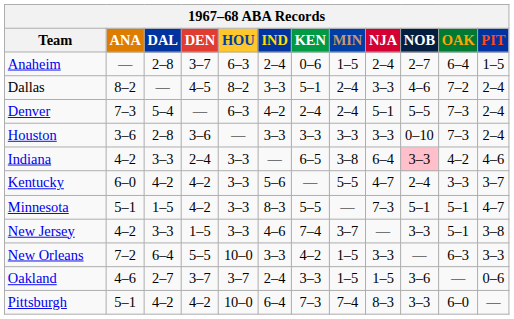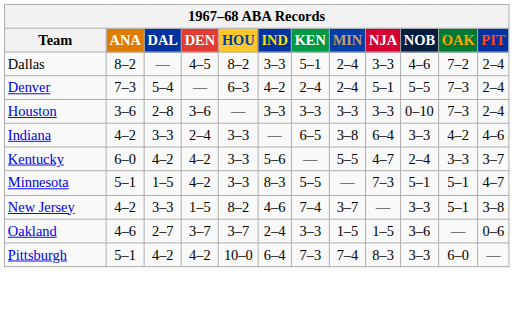- row: (34, 64)
(419, 159) pink background -> (419, 135) no background
(238, 230) 3–3 -> (238, 207) 8–2
- row: (46, 254)
